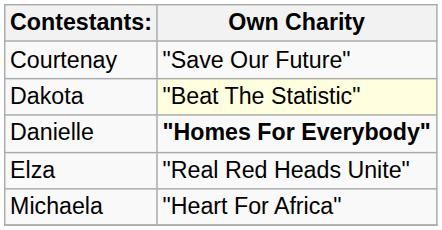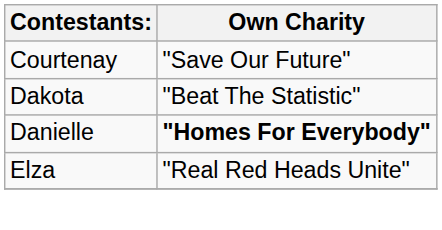(261, 96) lightyellow background -> (261, 96) no background
- row: (56, 206)
